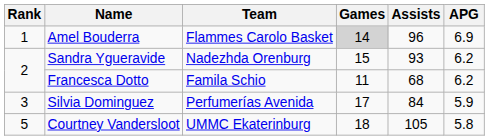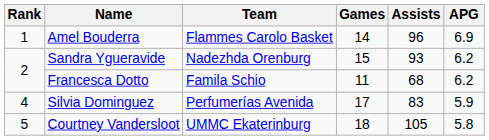(362, 37) lightgrey background -> (362, 37) no background
(24, 102) 3 -> (24, 102) 4
(416, 102) 84 -> (416, 102) 83
